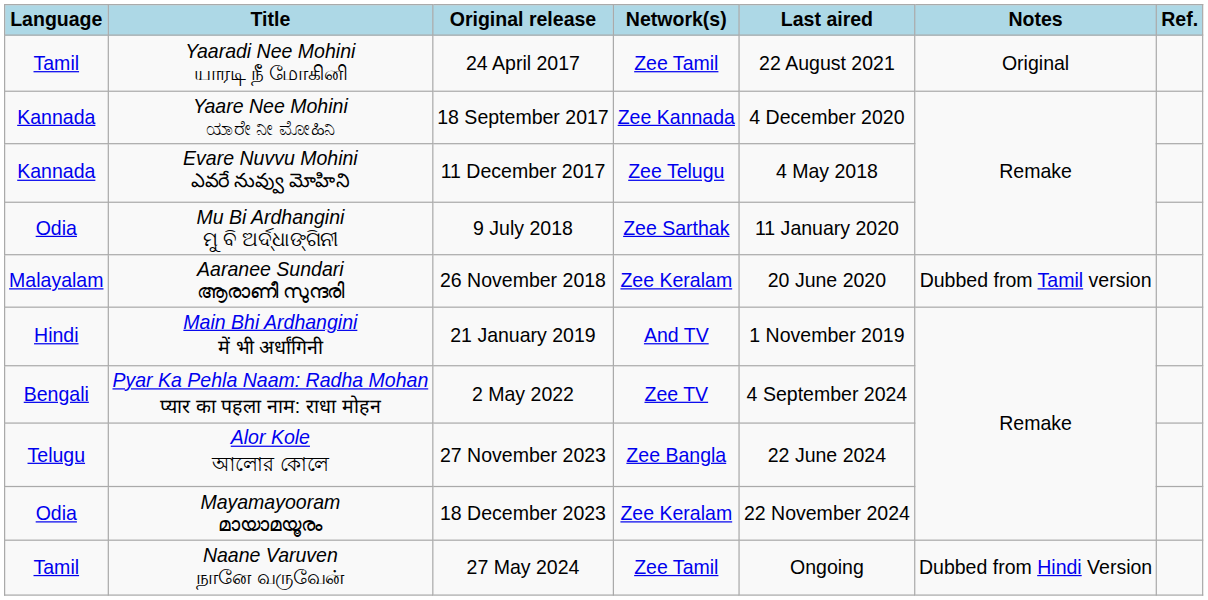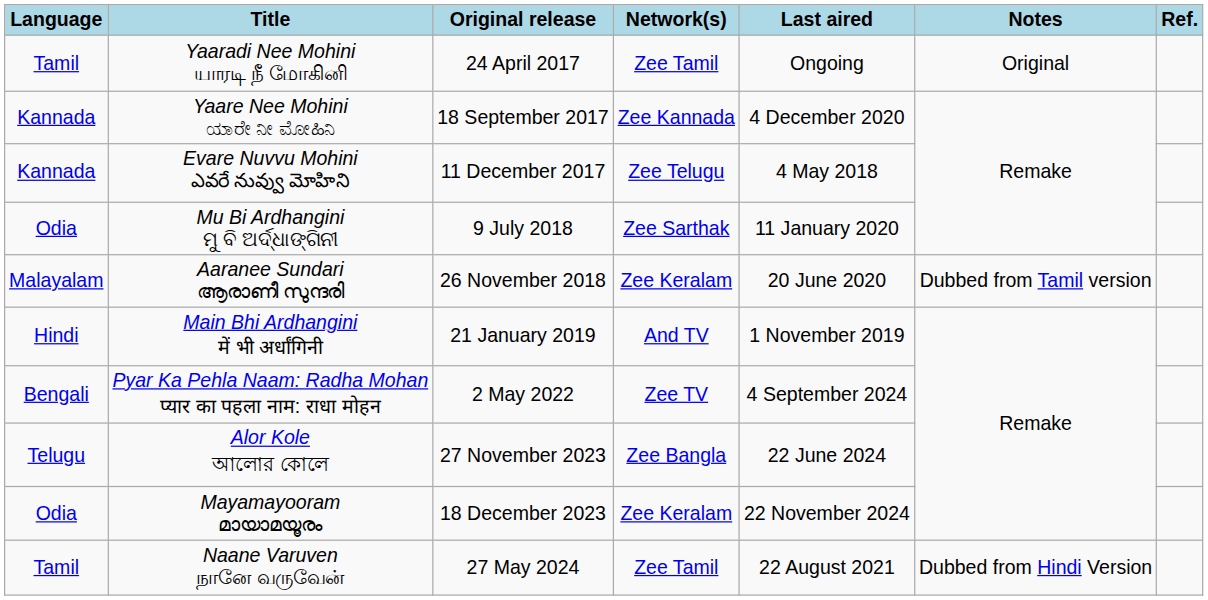(827, 63) 22 August 2021 -> (827, 63) Ongoing
(827, 567) Ongoing -> (827, 567) 22 August 2021
